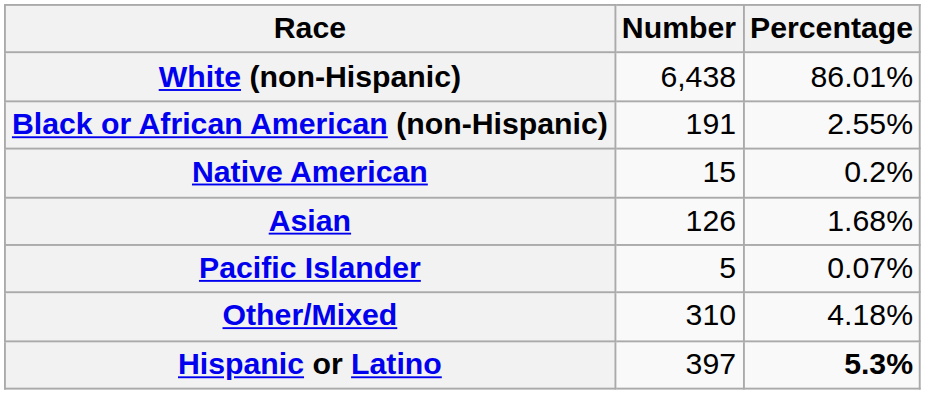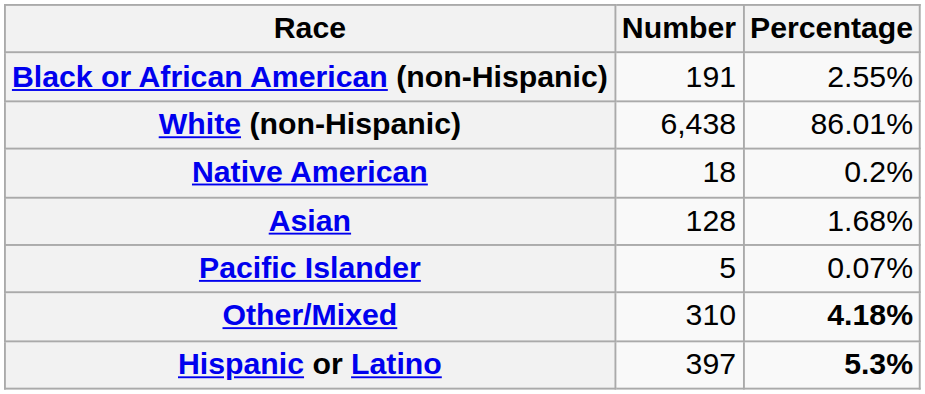rows swapped: (310, 76) <-> (310, 124)
(719, 172) 15 -> (719, 172) 18
(711, 220) 126 -> (711, 220) 128
(870, 316) normal -> (870, 316) bold
